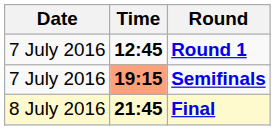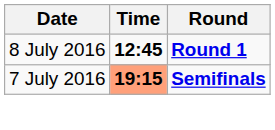(57, 49) 7 July 2016 -> (57, 49) 8 July 2016
- row: (193, 109)
